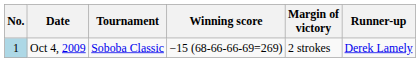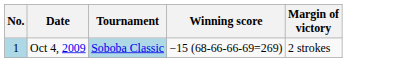- column: (379, 21)
(128, 48) no background -> (128, 48) lightblue background
